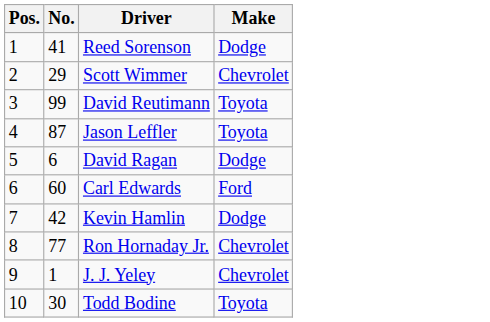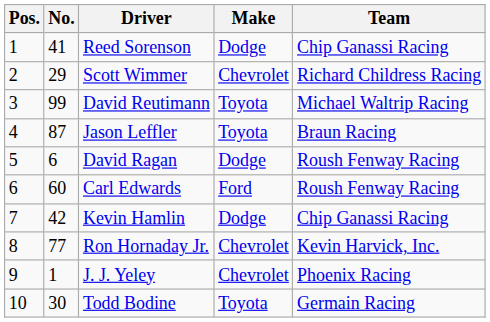+ column: (389, 18)
